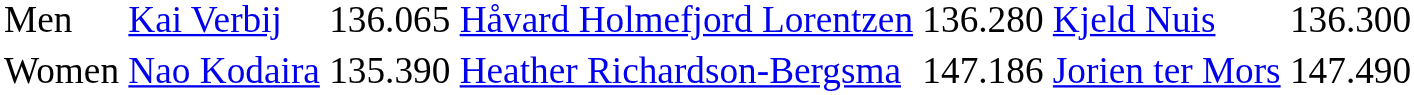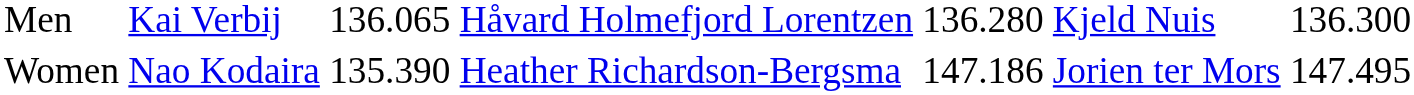(1351, 70) 147.490 -> (1351, 70) 147.495
